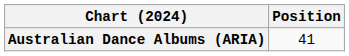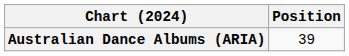(307, 40) 41 -> (307, 40) 39
